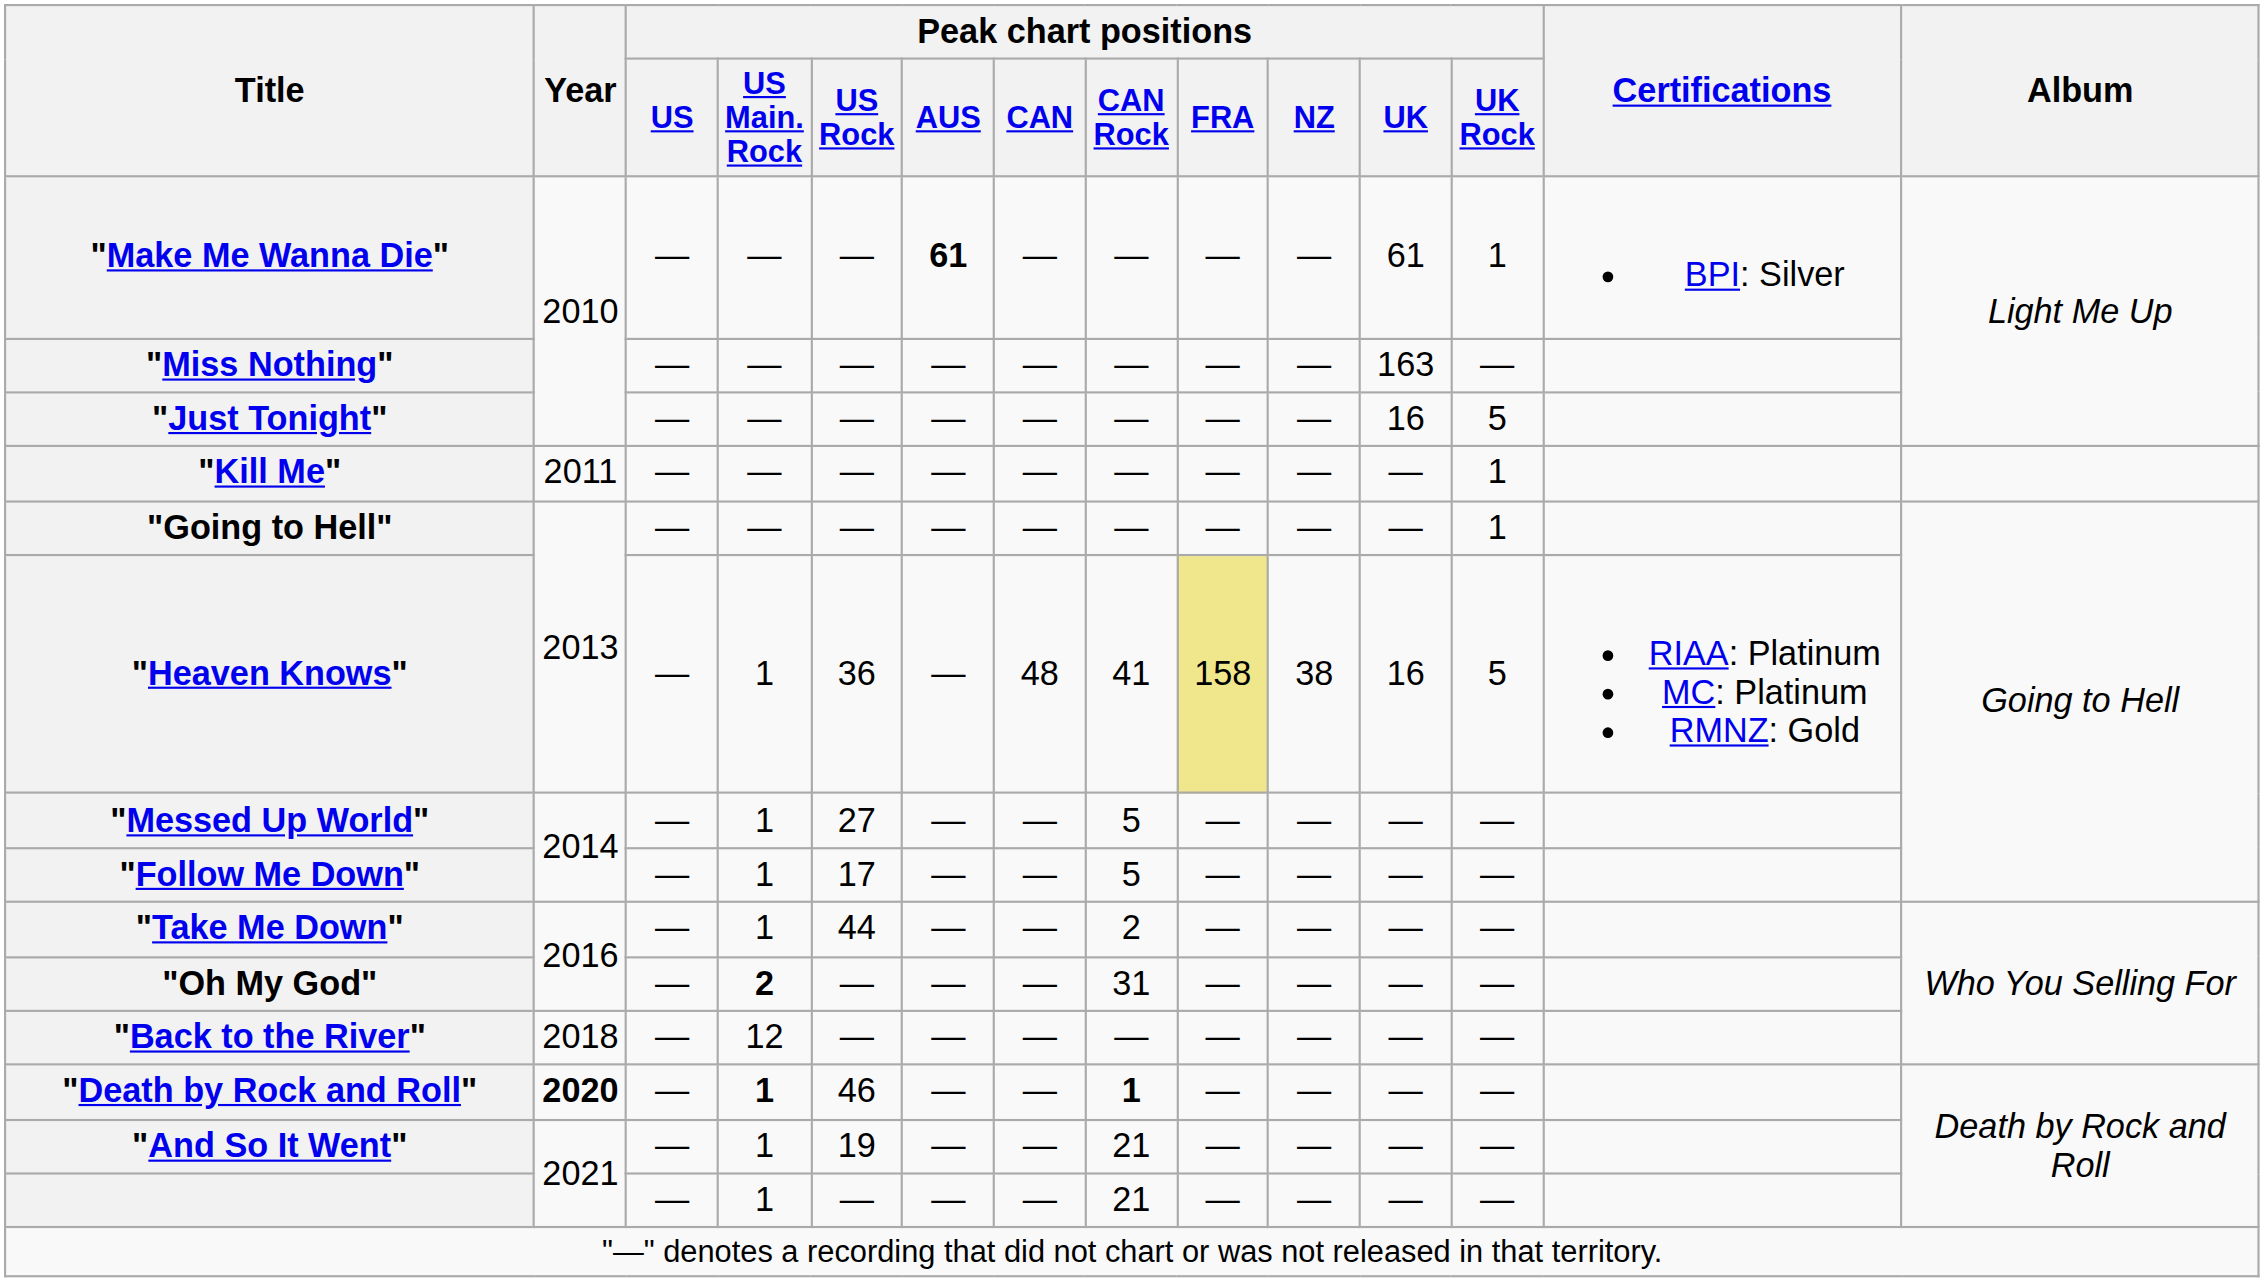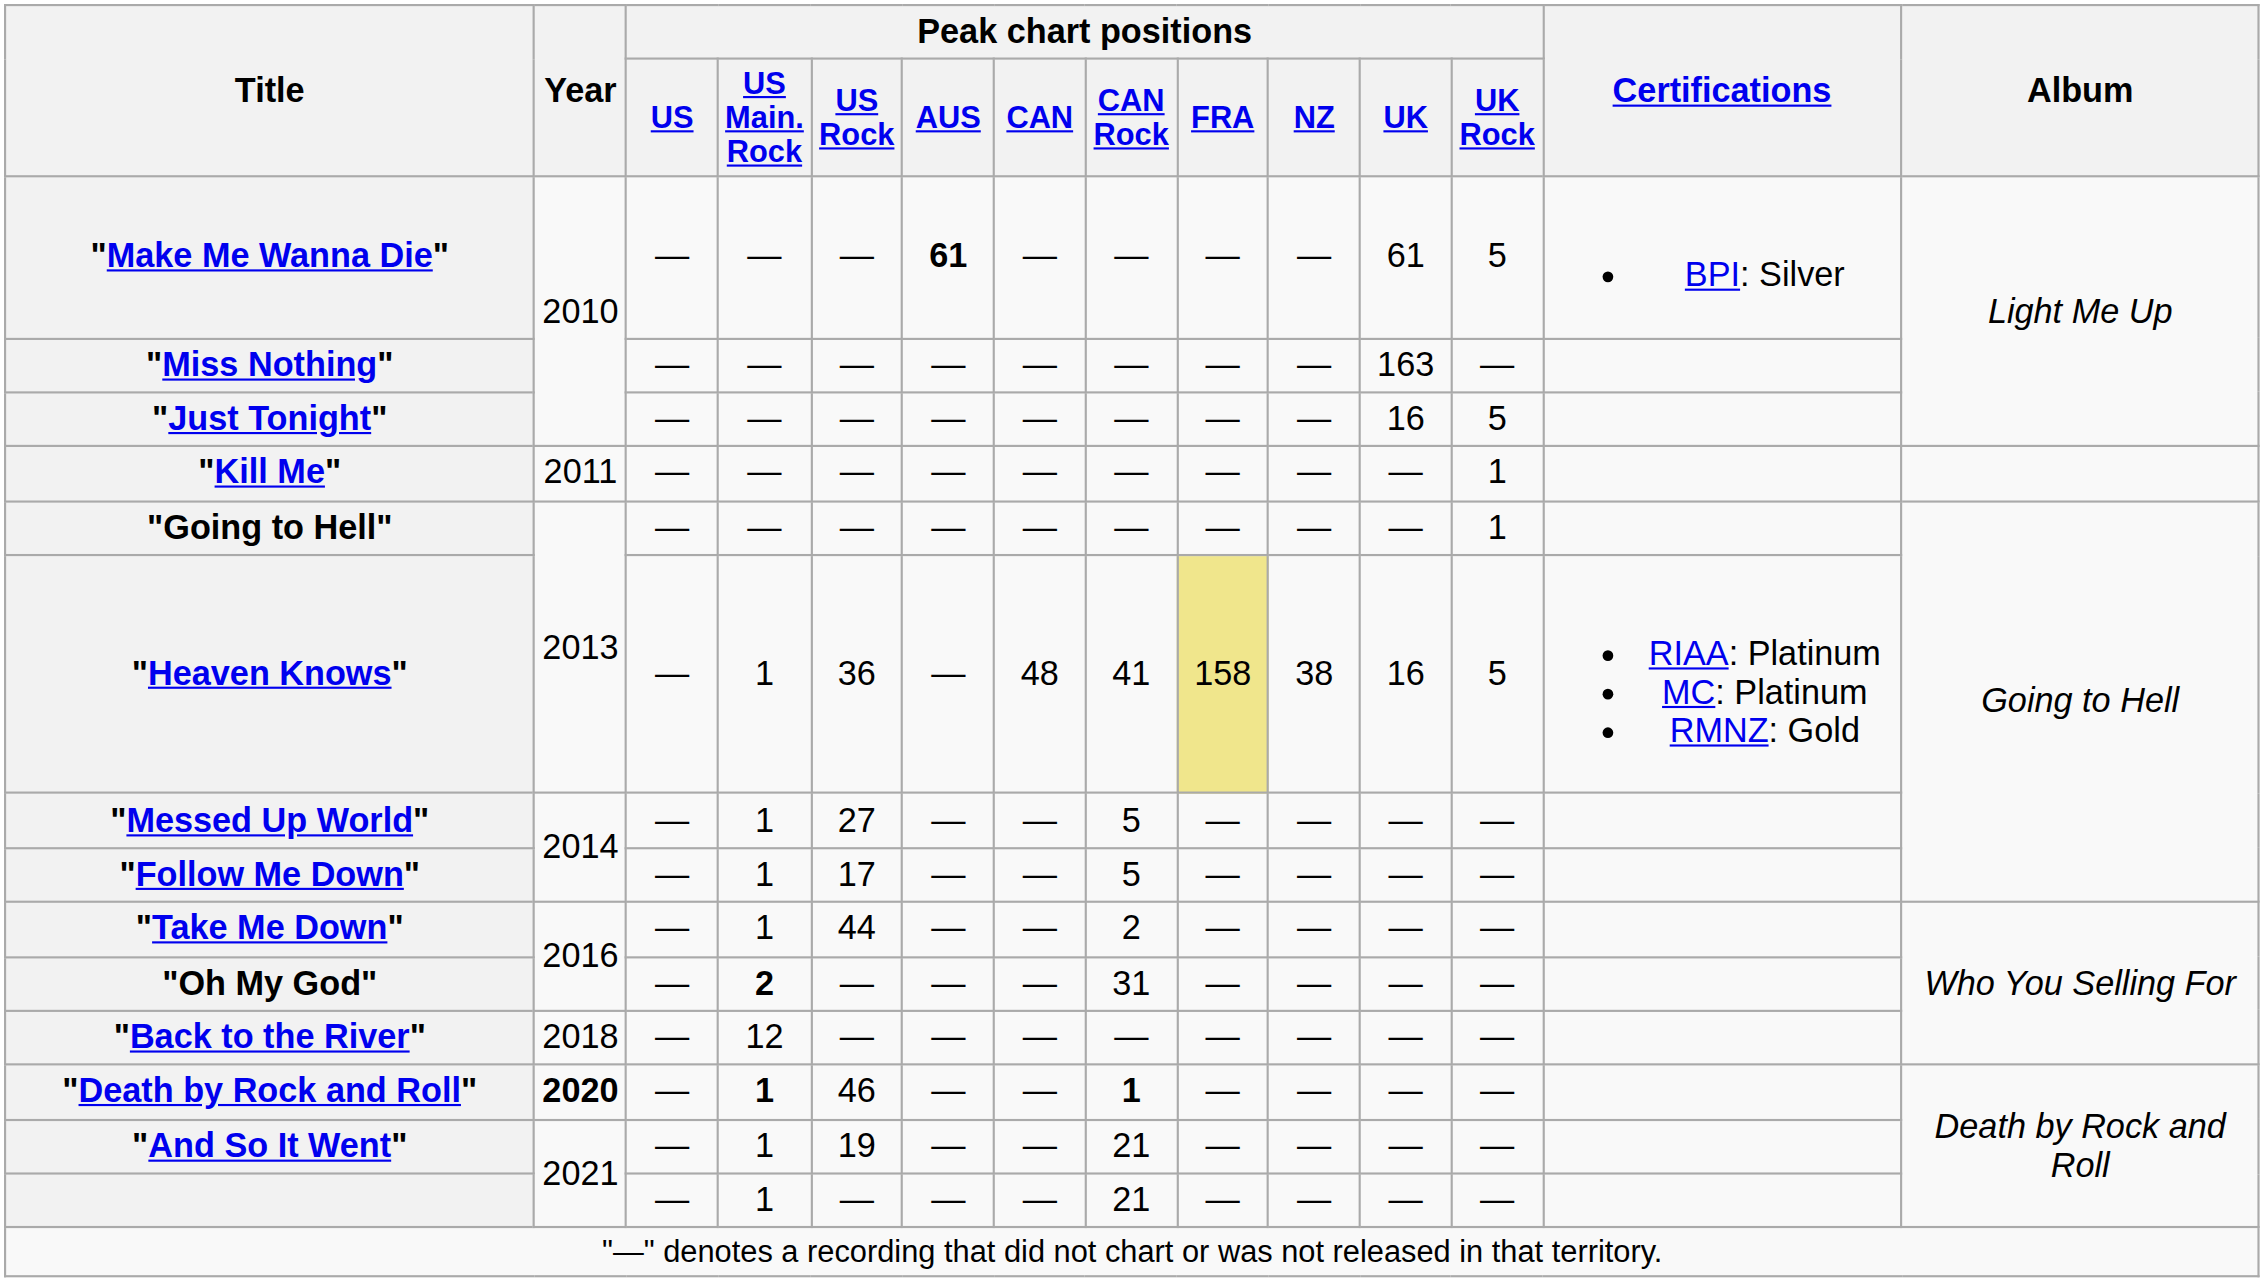(1497, 256) 1 -> (1497, 256) 5
